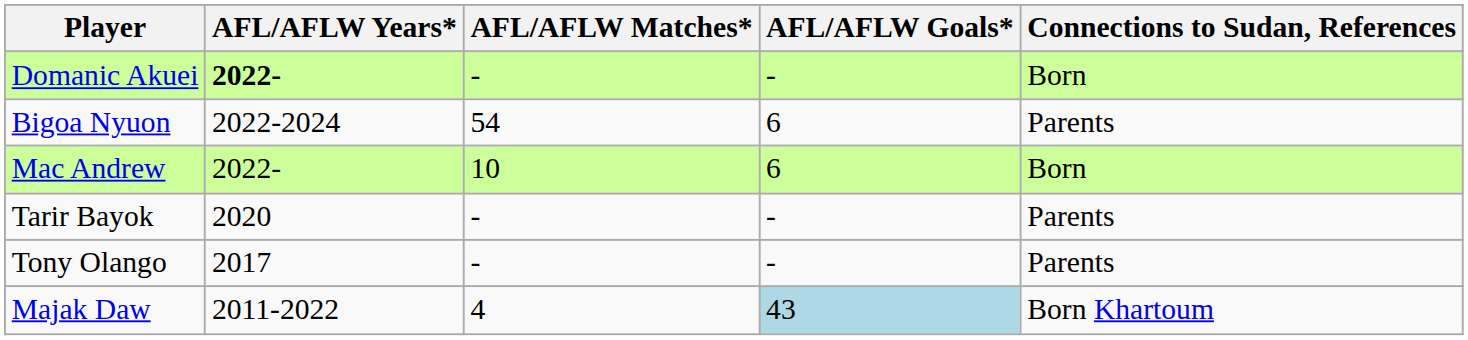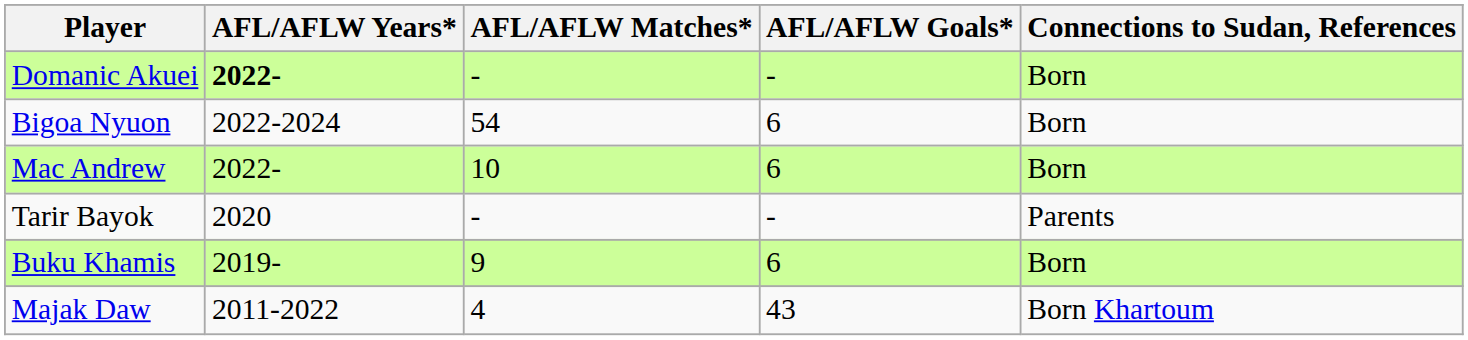(1071, 121) Parents -> (1057, 121) Born
+ row: (94, 262)
- row: (89, 262)
(781, 309) lightblue background -> (781, 309) no background
